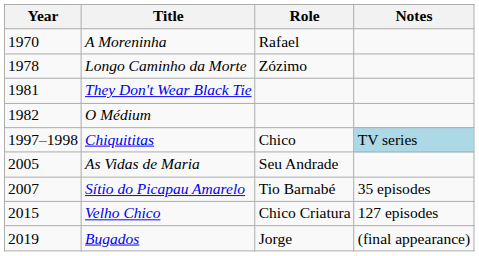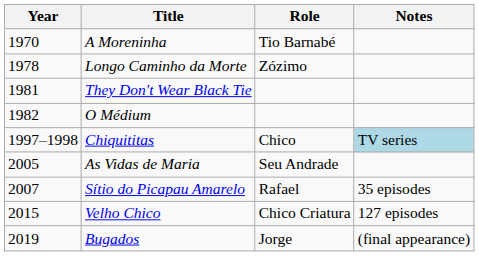(279, 41) Rafael -> (297, 41) Tio Barnabé
(297, 189) Tio Barnabé -> (279, 189) Rafael
